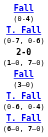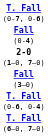rows swapped: (24, 35) <-> (24, 13)
